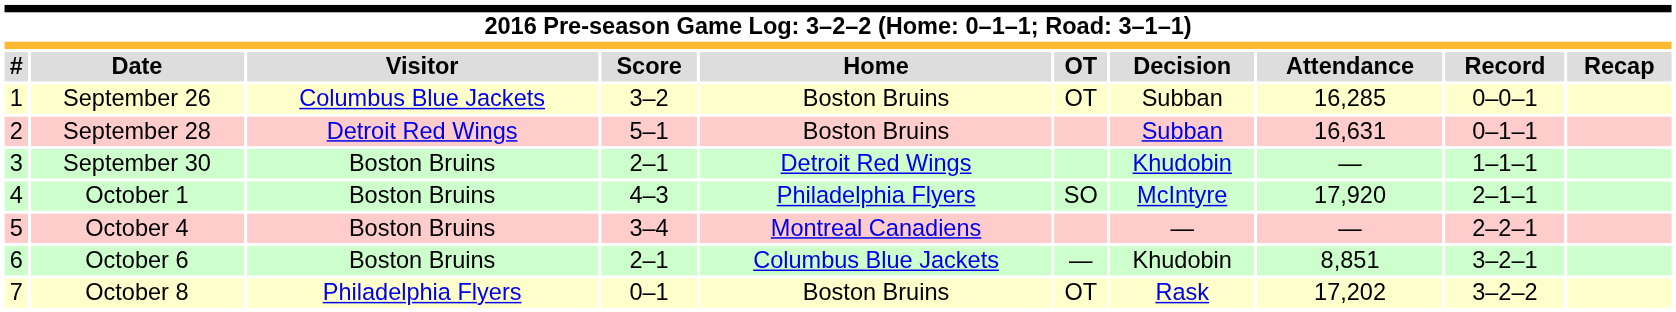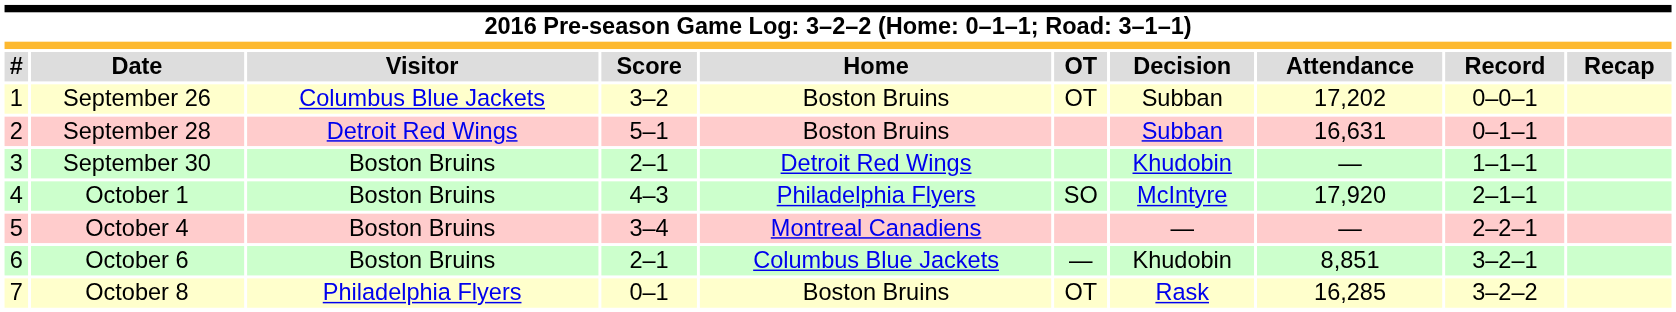(1350, 98) 16,285 -> (1350, 98) 17,202
(1350, 292) 17,202 -> (1350, 292) 16,285
